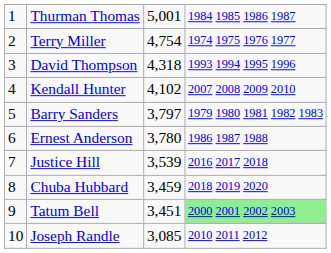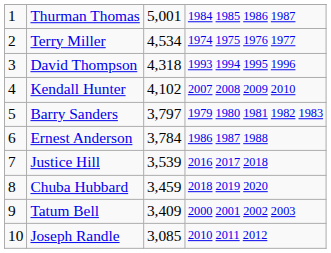(164, 41) 4,754 -> (164, 41) 4,534
(164, 138) 3,780 -> (164, 138) 3,784
(164, 211) 3,451 -> (164, 211) 3,409
(242, 211) lightgreen background -> (242, 211) no background
